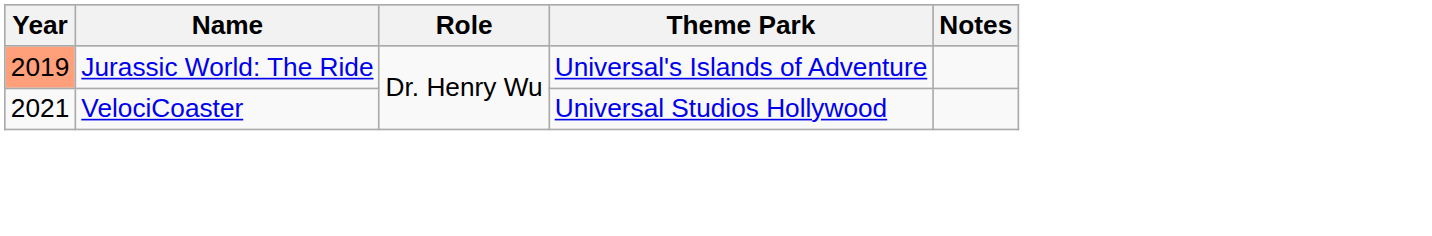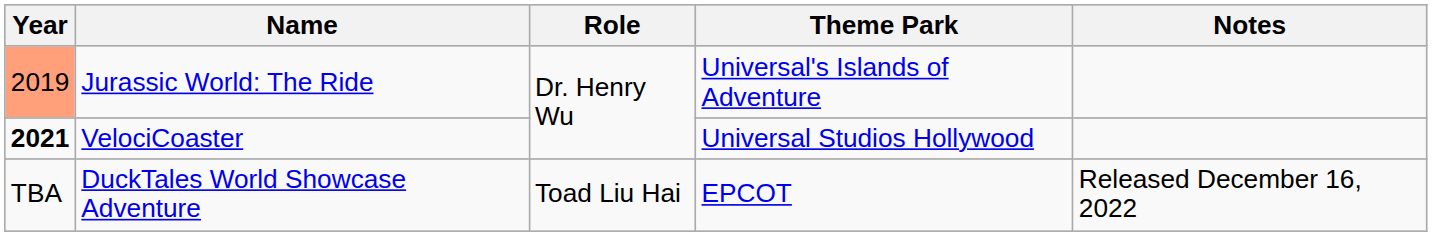(40, 108) normal -> (40, 138) bold
+ row: (244, 194)
